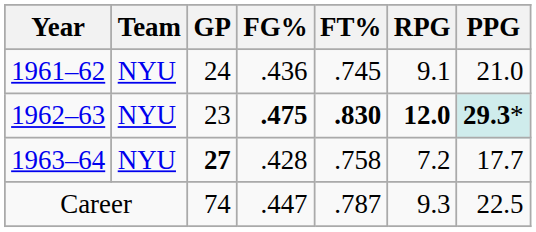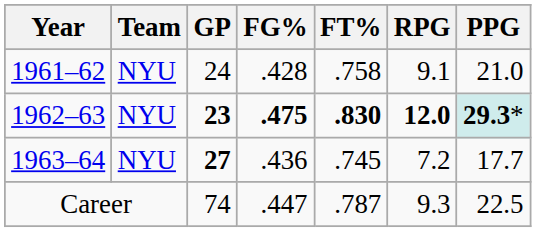(284, 71) .436 -> (284, 71) .428
(358, 71) .745 -> (358, 71) .758
(217, 115) normal -> (217, 115) bold
(284, 159) .428 -> (284, 159) .436
(358, 159) .758 -> (358, 159) .745
